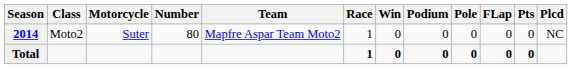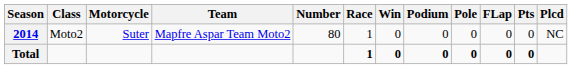columns swapped: (273, 14) <-> (177, 14)
